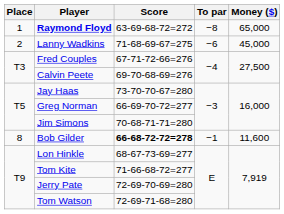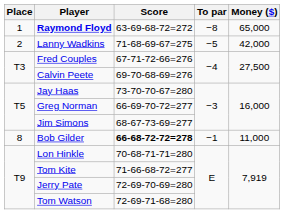(212, 43) −6 -> (212, 43) −5
(254, 43) 45,000 -> (254, 43) 42,000
(154, 122) 70-68-71-71=280 -> (154, 122) 68-67-73-69=277
(254, 138) 11,600 -> (254, 138) 11,000
(154, 153) 68-67-73-69=277 -> (154, 153) 70-68-71-71=280
